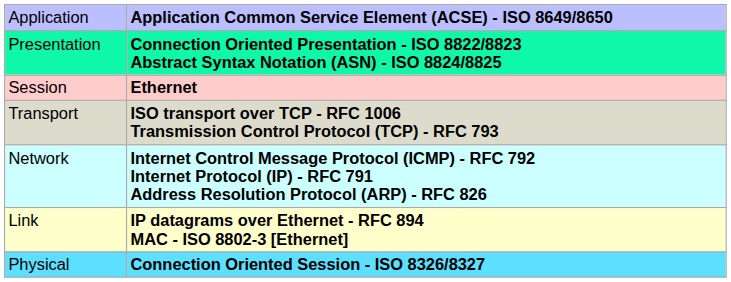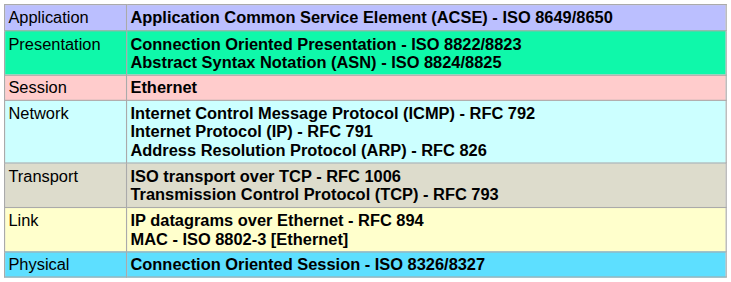rows swapped: (43, 114) <-> (39, 158)
